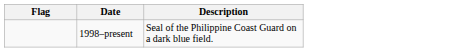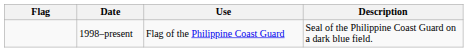+ column: (223, 12)
